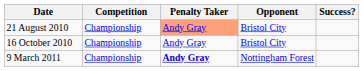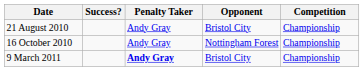columns swapped: (337, 12) <-> (121, 12)
(184, 27) lightsalmon background -> (149, 27) no background
(263, 43) Bristol City -> (242, 43) Nottingham Forest
(277, 58) Nottingham Forest -> (228, 58) Bristol City
